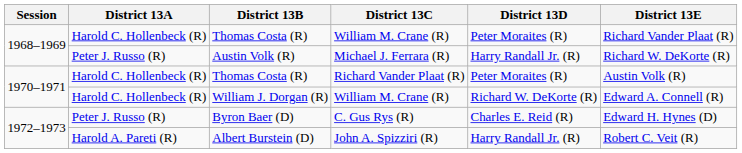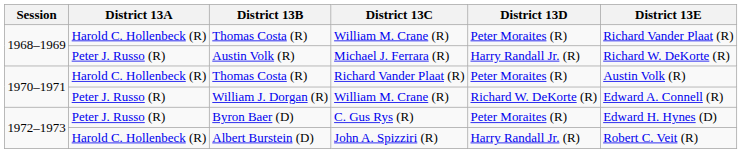(139, 96) Harold C. Hollenbeck (R) -> (118, 96) Peter J. Russo (R)
(522, 117) Charles E. Reid (R) -> (519, 117) Peter Moraites (R)
(124, 138) Harold A. Pareti (R) -> (139, 138) Harold C. Hollenbeck (R)
